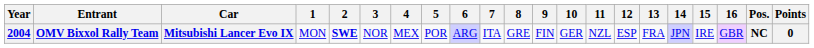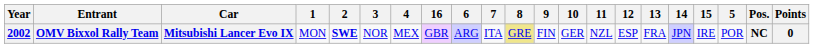columns swapped: (436, 14) <-> (732, 14)
(19, 33) 2004 -> (19, 33) 2002
(518, 33) no background -> (520, 33) khaki background
